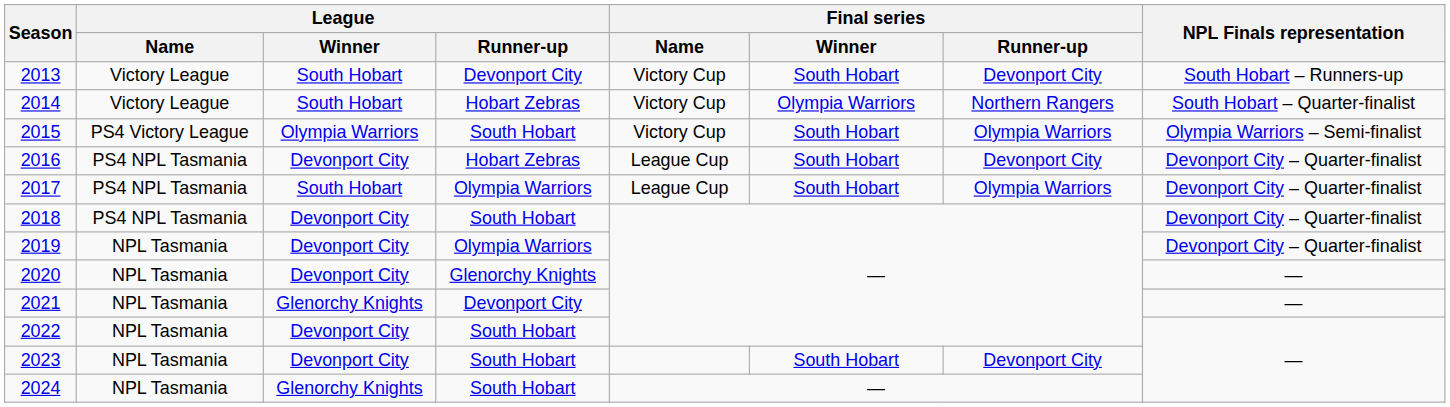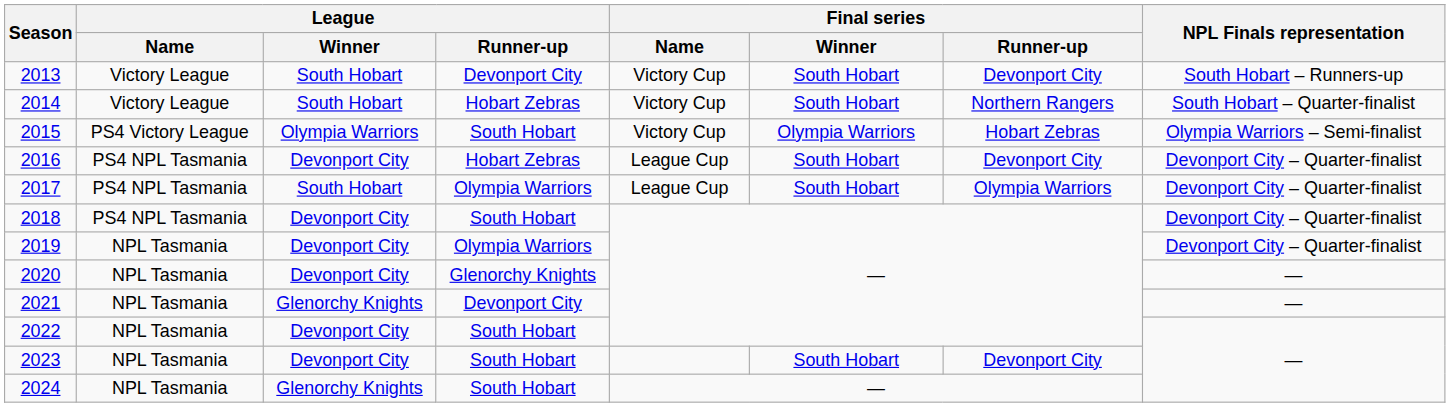(846, 103) Olympia Warriors -> (846, 103) South Hobart
(846, 132) South Hobart -> (846, 132) Olympia Warriors
(1043, 132) Olympia Warriors -> (1043, 132) Hobart Zebras
